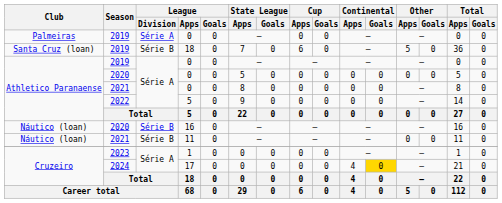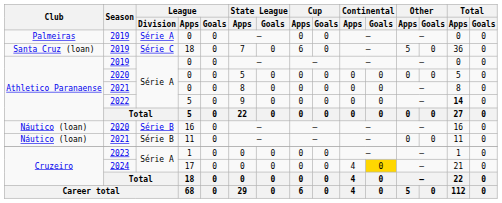(157, 50) Série B -> (157, 50) Série C
(458, 101) normal -> (458, 101) bold
